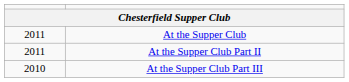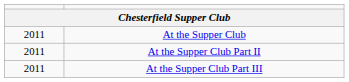(35, 68) 2010 -> (34, 68) 2011
